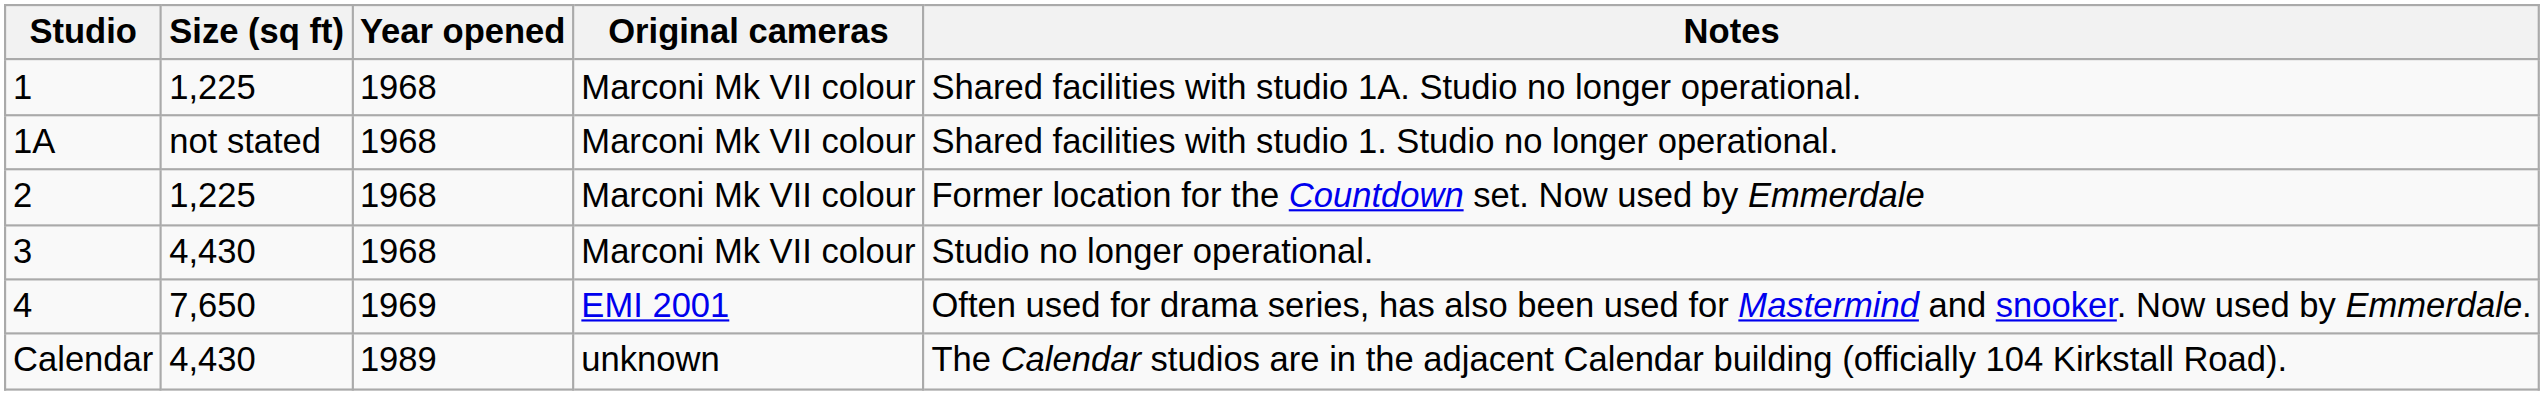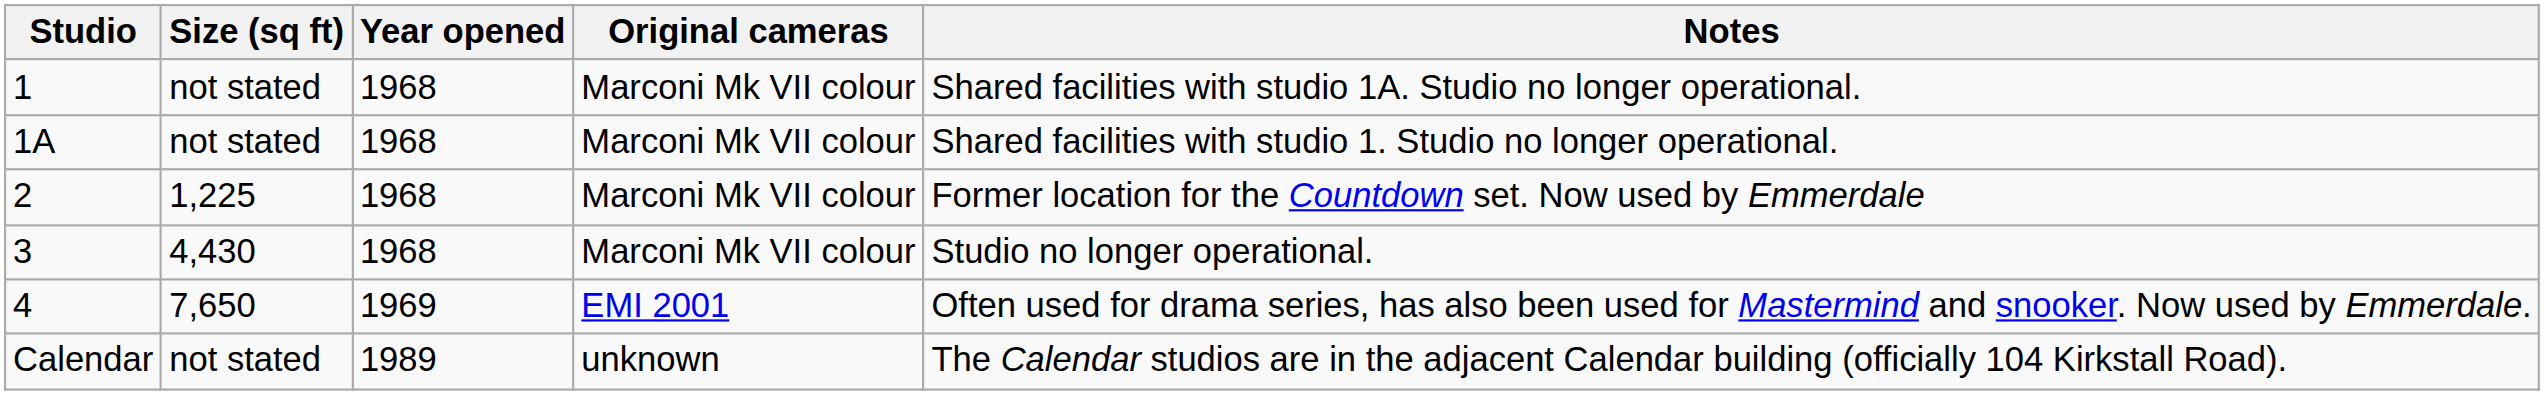(212, 86) 1,225 -> (245, 86) not stated
(212, 360) 4,430 -> (245, 360) not stated
